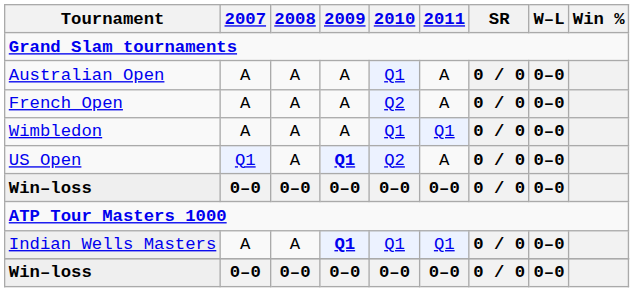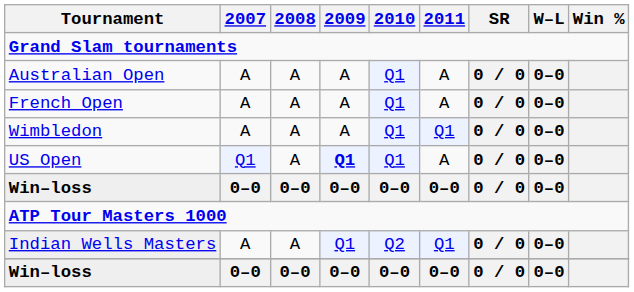(395, 103) Q2 -> (395, 103) Q1
(395, 160) Q2 -> (395, 160) Q1
(345, 244) bold -> (345, 244) normal
(395, 244) Q1 -> (395, 244) Q2
